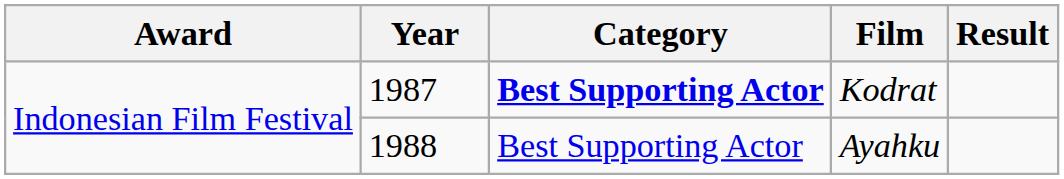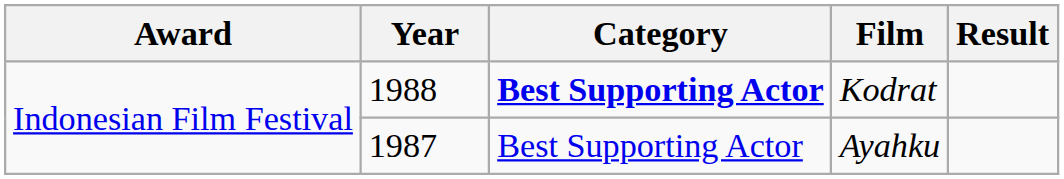(403, 89) 1987 -> (403, 89) 1988
(403, 145) 1988 -> (403, 145) 1987
